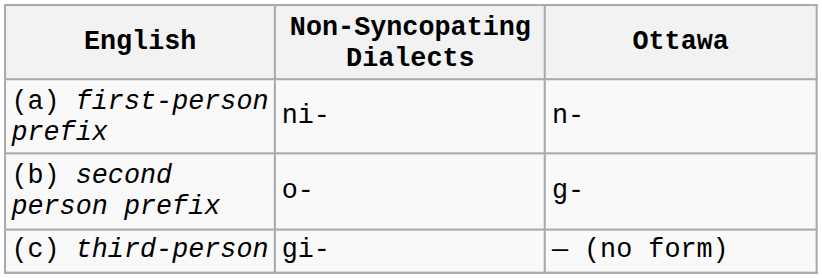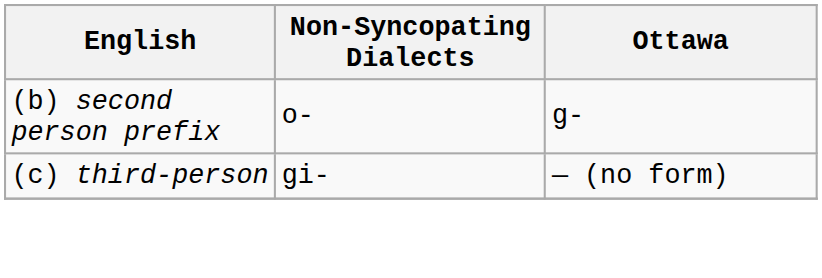- row: (140, 117)
